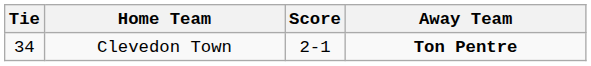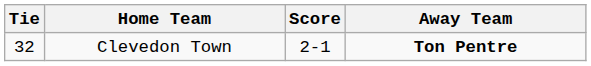(24, 47) 34 -> (24, 47) 32
